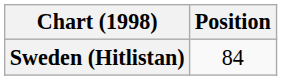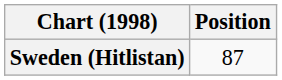(233, 57) 84 -> (233, 57) 87
